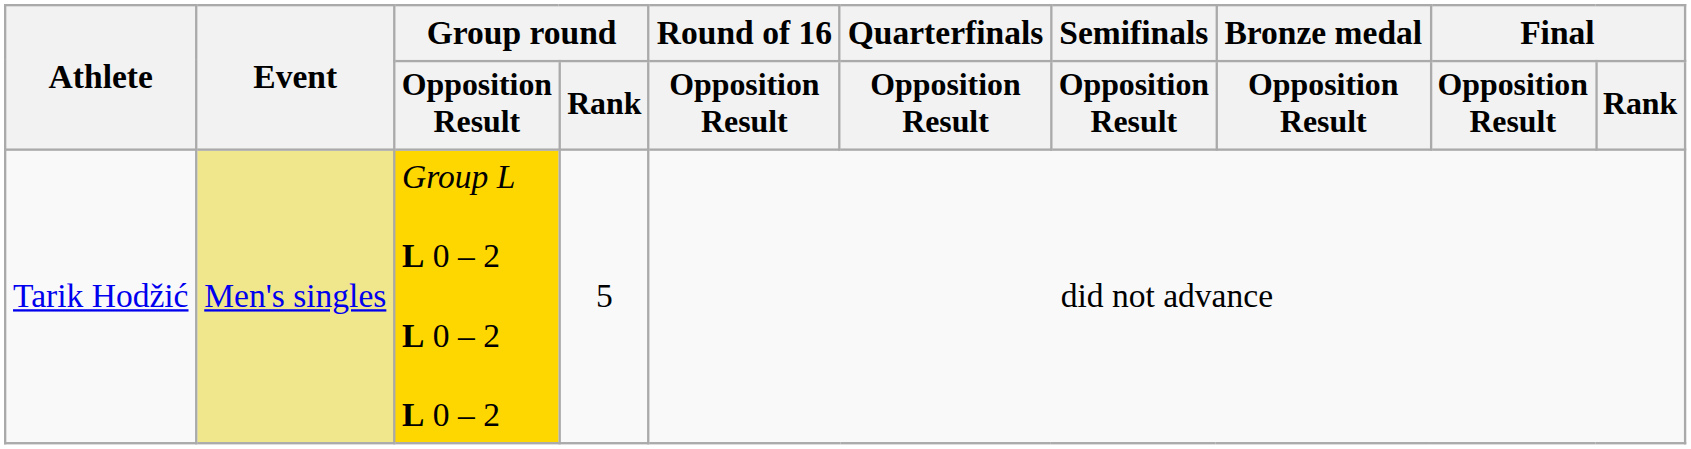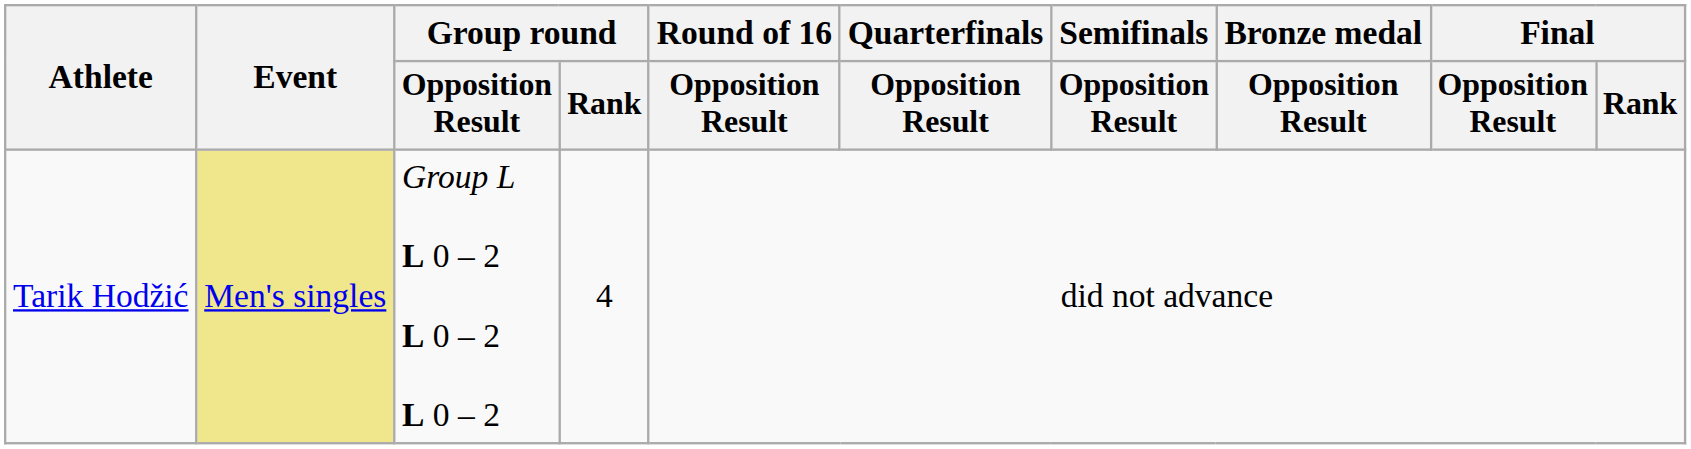(459, 296) gold background -> (459, 296) no background
(604, 296) 5 -> (604, 296) 4
